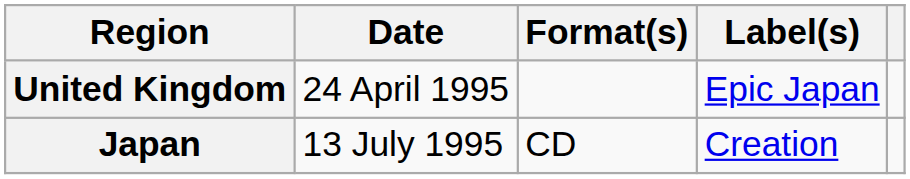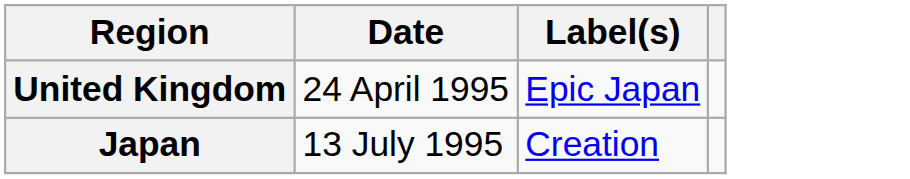- column: (607, 32)
